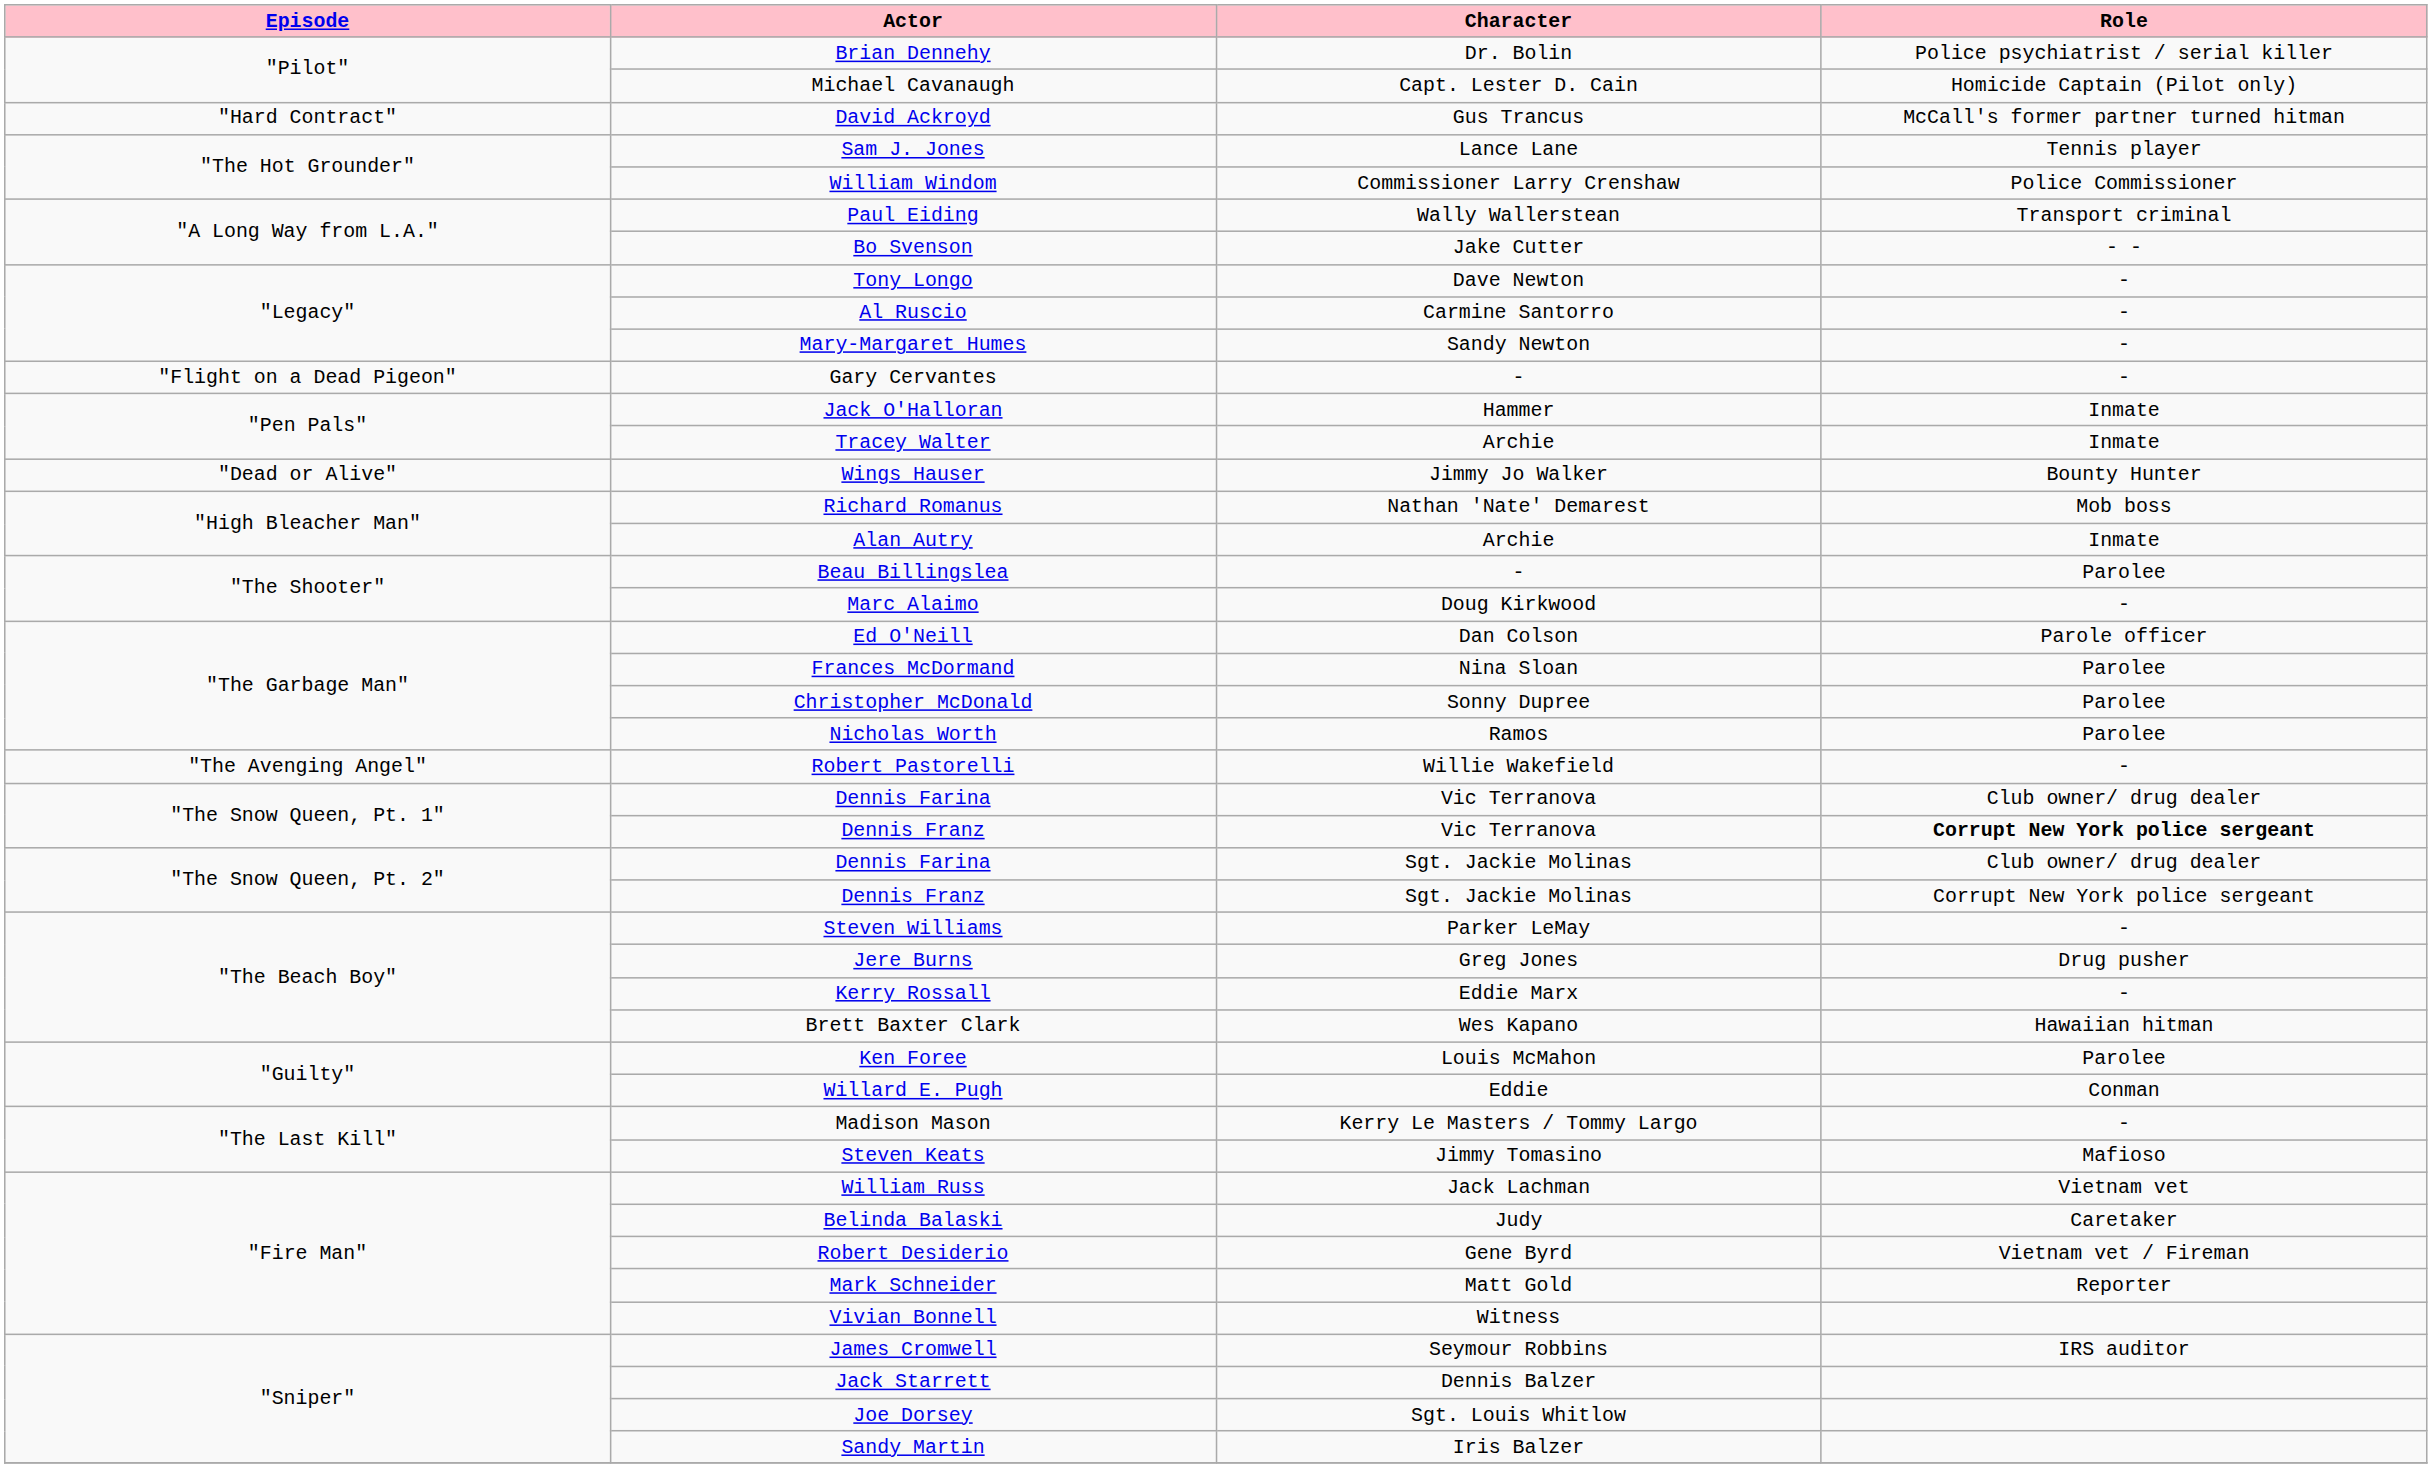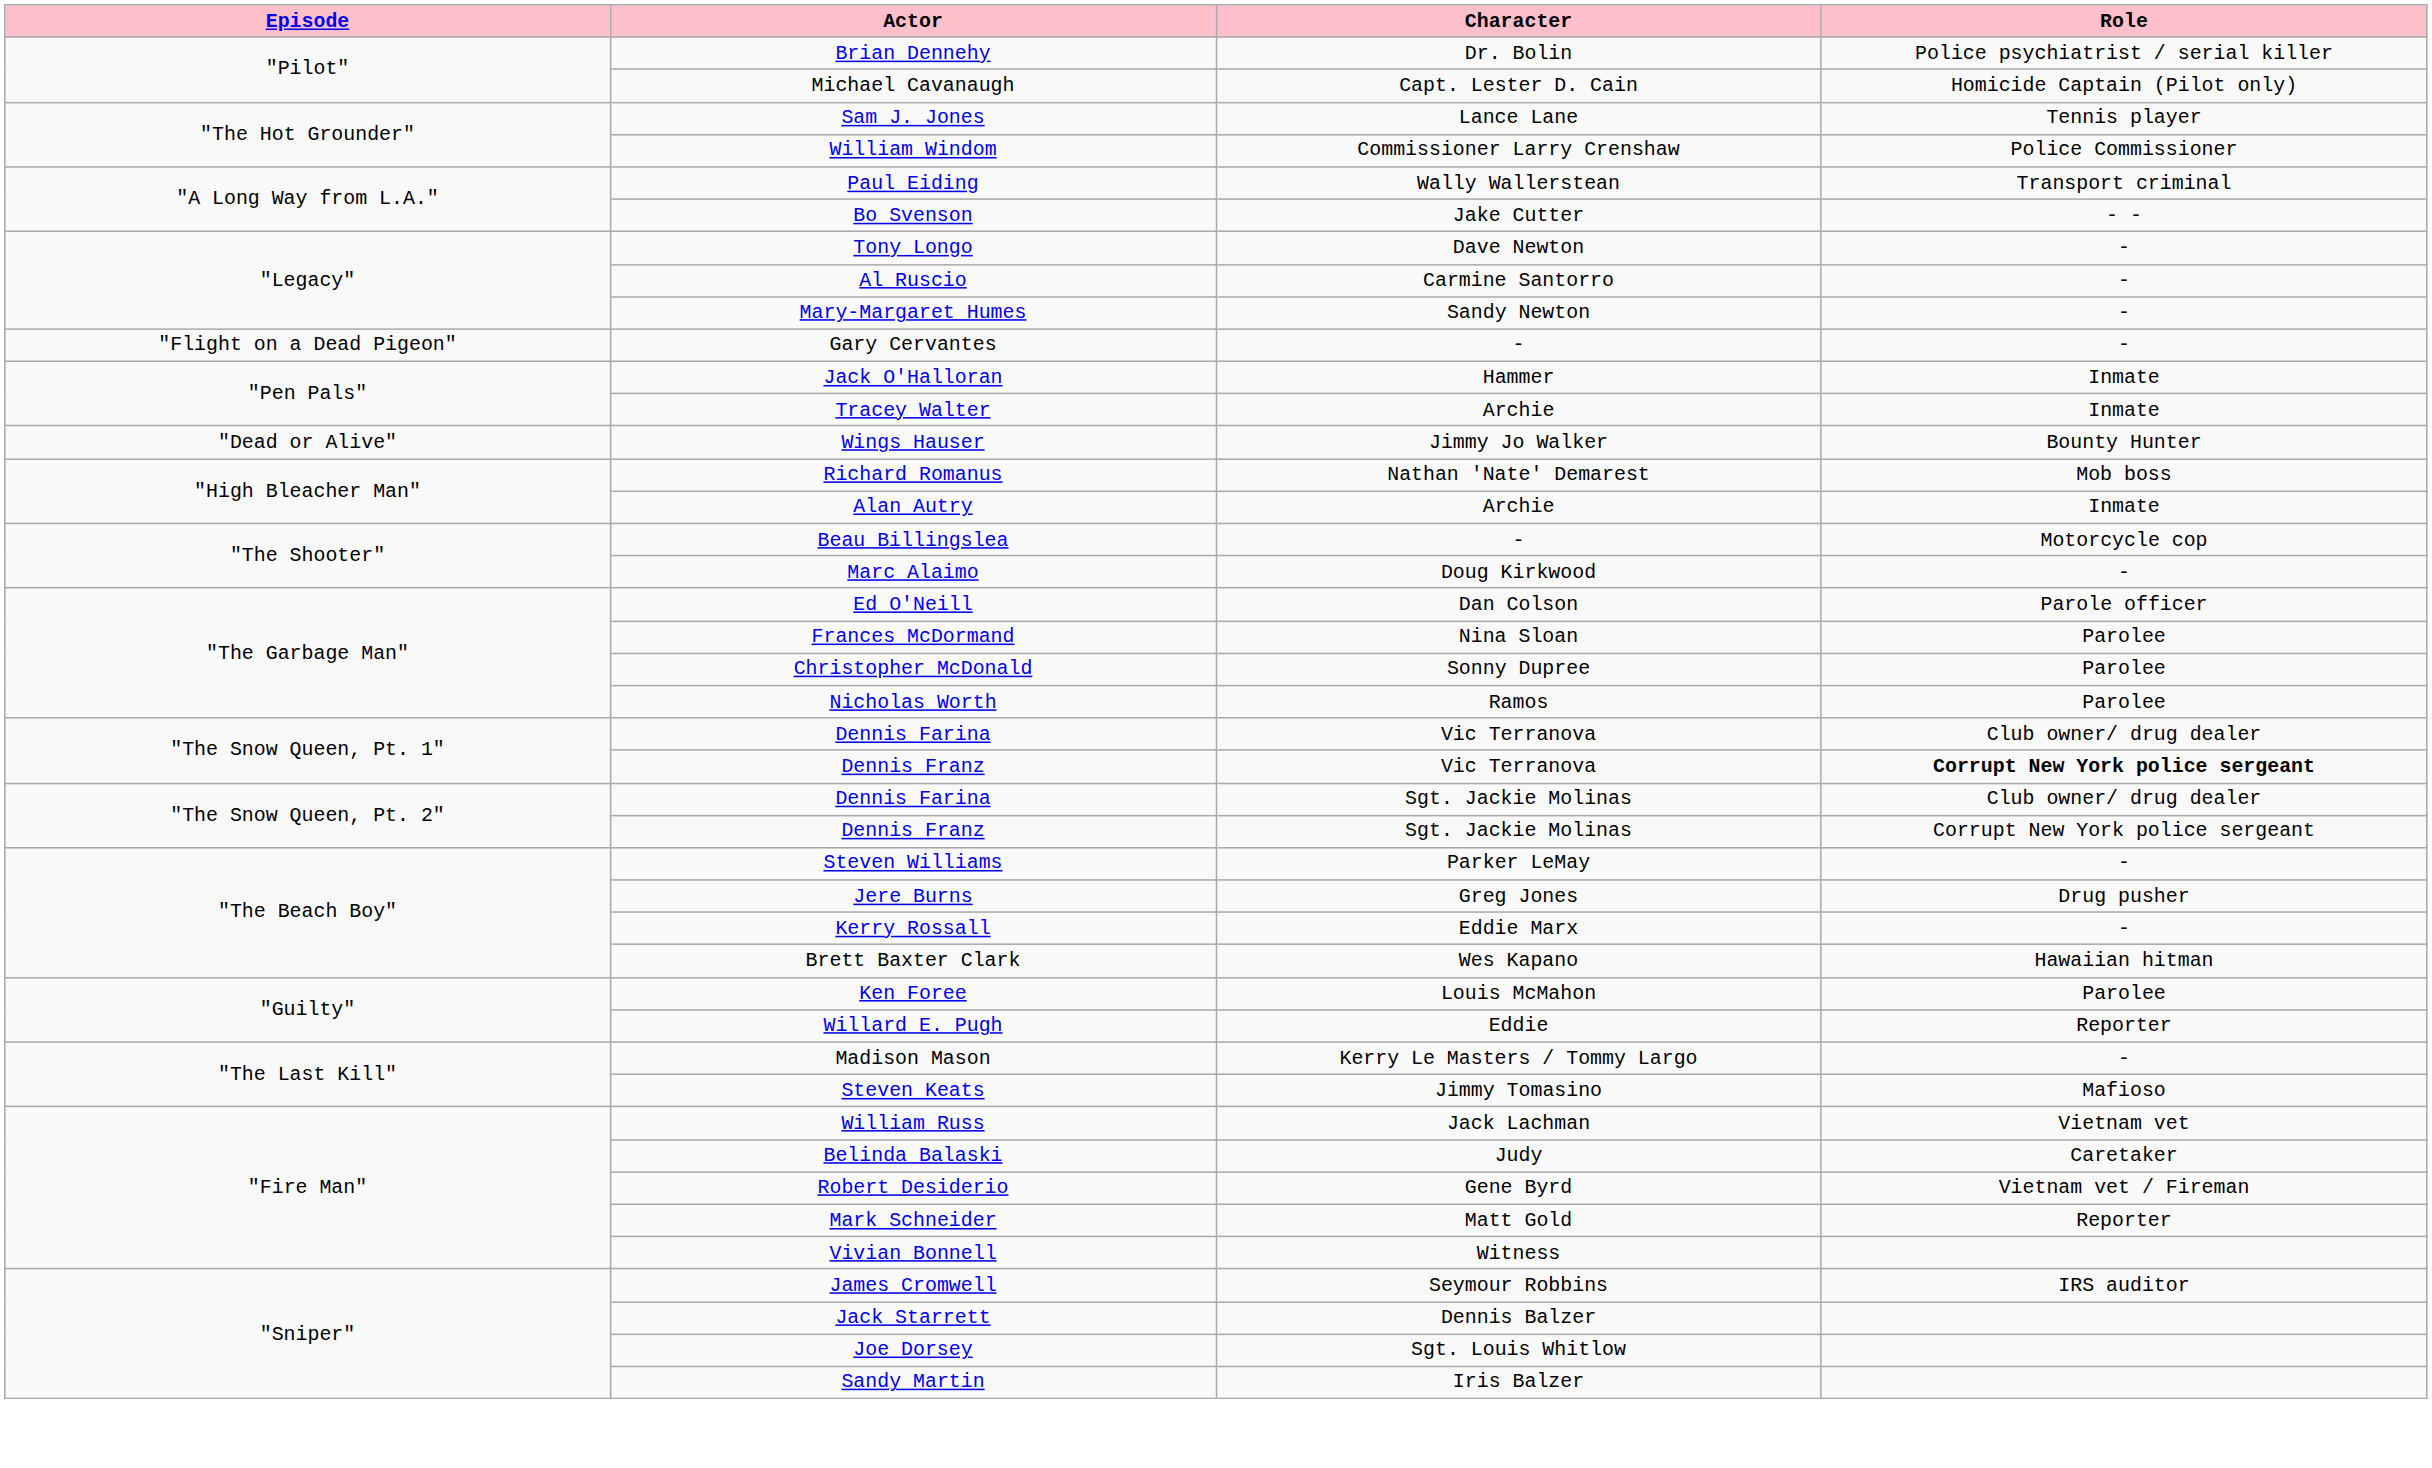- row: (308, 118)
(2124, 572) Parolee -> (2124, 540) Motorcycle cop
- row: (308, 767)
(2124, 1091) Conman -> (2124, 1026) Reporter
